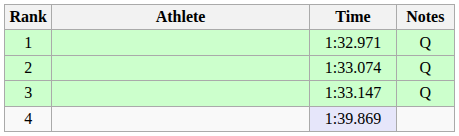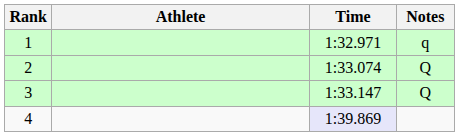(425, 42) Q -> (425, 42) q
